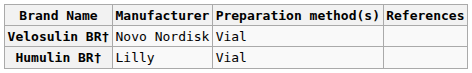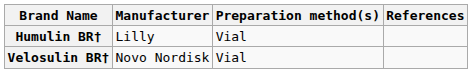rows swapped: (58, 57) <-> (58, 36)
